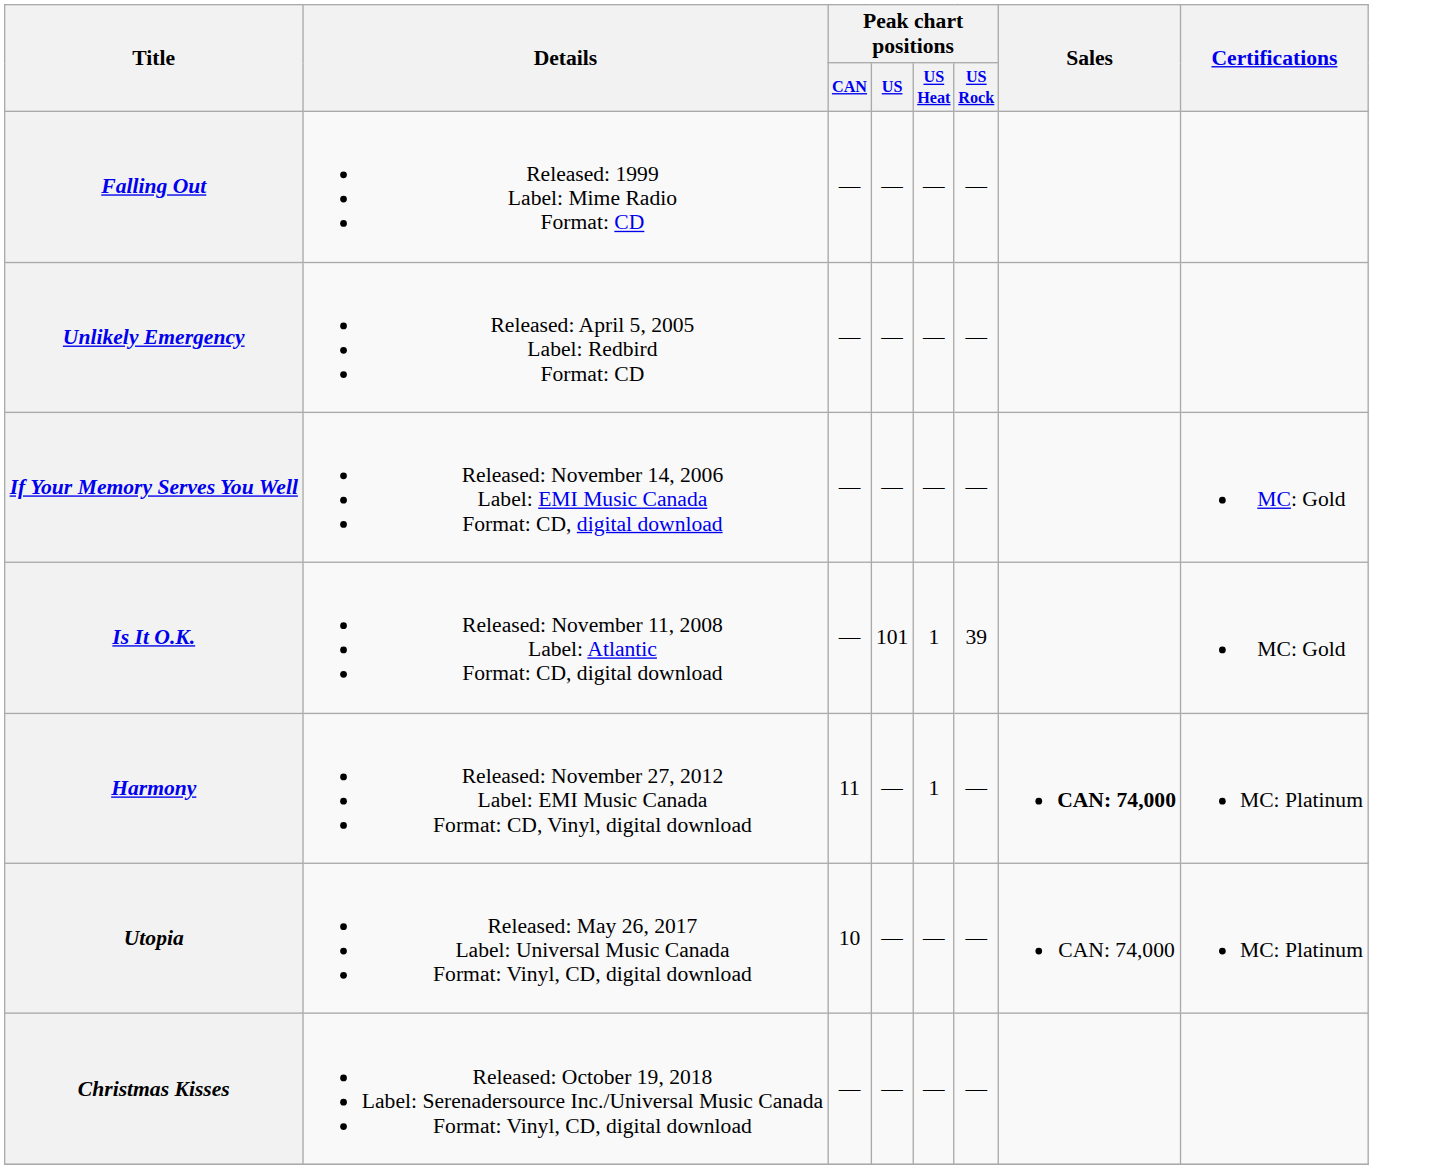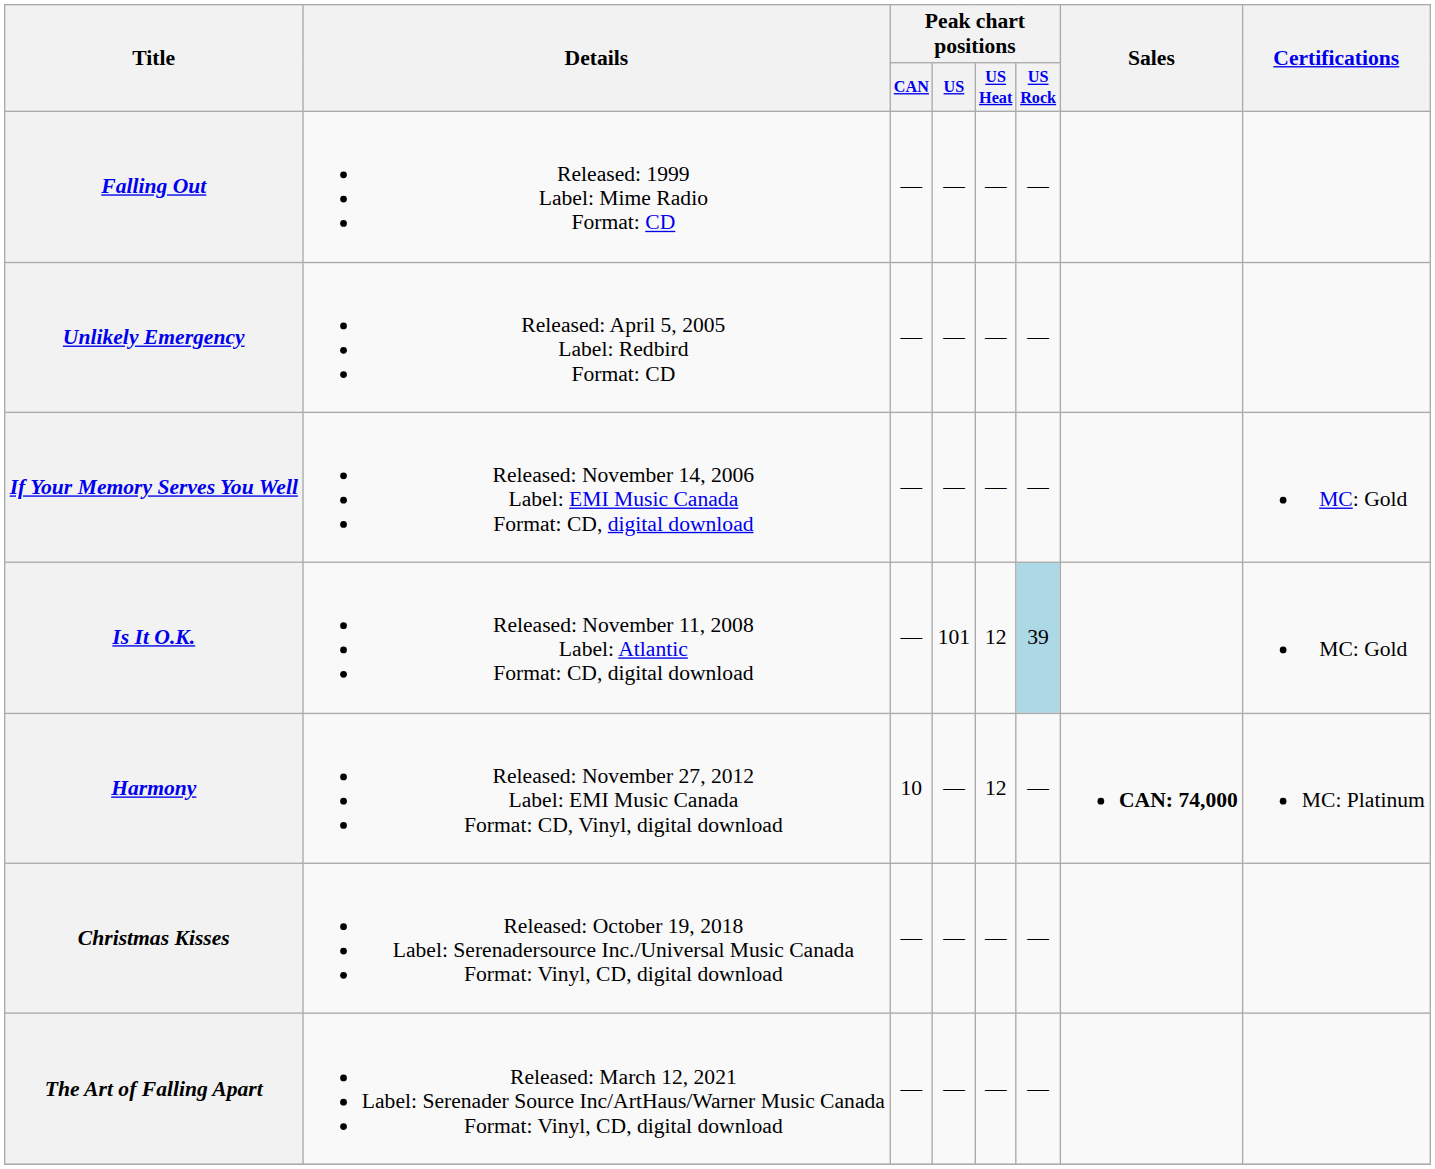(934, 637) 1 -> (996, 637) 12
(976, 637) no background -> (1038, 637) lightblue background
(849, 787) 11 -> (911, 787) 10
(934, 787) 1 -> (996, 787) 12
- row: (154, 938)
+ row: (154, 1088)
